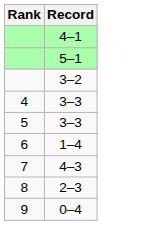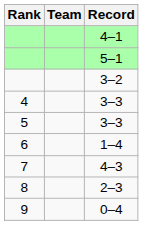+ column: (64, 15)
